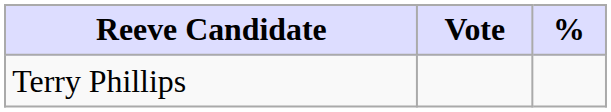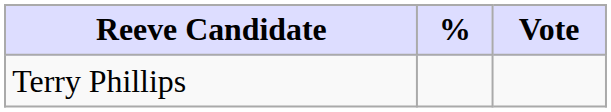columns swapped: (475, 29) <-> (569, 29)
